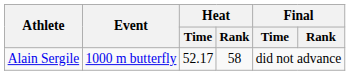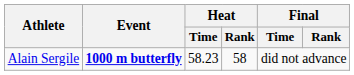(131, 59) normal -> (134, 59) bold
(198, 59) 52.17 -> (203, 59) 58.23
